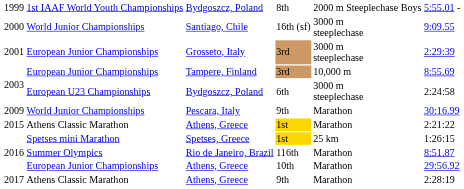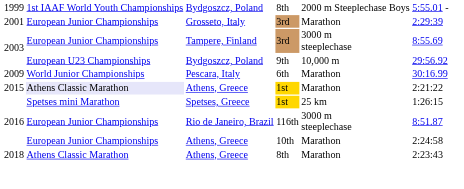- row: (14, 27)
(338, 52) 3000 m steeplechase -> (321, 21) Marathon
(332, 72) 10,000 m -> (326, 41) 3000 m steeplechase
(283, 91) 6th -> (283, 60) 9th
(338, 91) 3000 m steeplechase -> (320, 60) 10,000 m
(439, 91) 2:24:58 -> (430, 60) 29:56.92
(283, 111) 9th -> (283, 74) 6th
(78, 124) no background -> (78, 88) lavender background
(65, 152) Summer Olympics -> (92, 121) European Junior Championships
(333, 152) Marathon -> (326, 121) 3000 m steeplechase
(442, 166) 29:56.92 -> (428, 141) 2:24:58
- row: (14, 180)
+ row: (14, 155)
